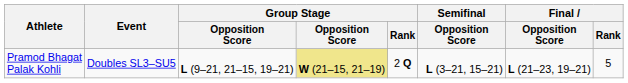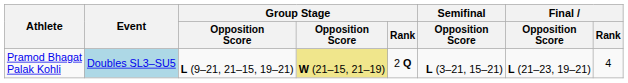(131, 64) no background -> (131, 64) lightblue background
(608, 64) 5 -> (608, 64) 4
